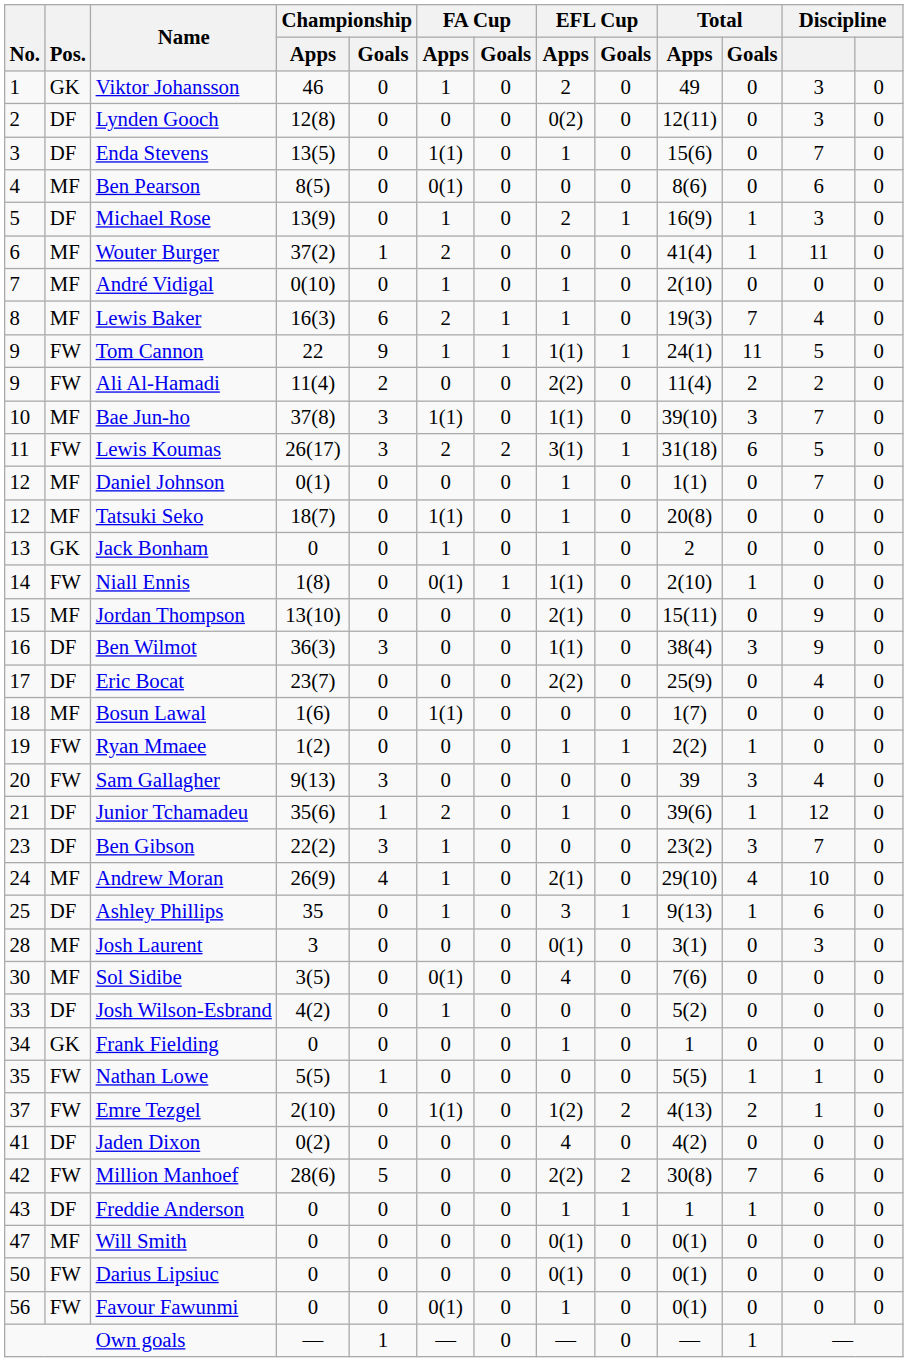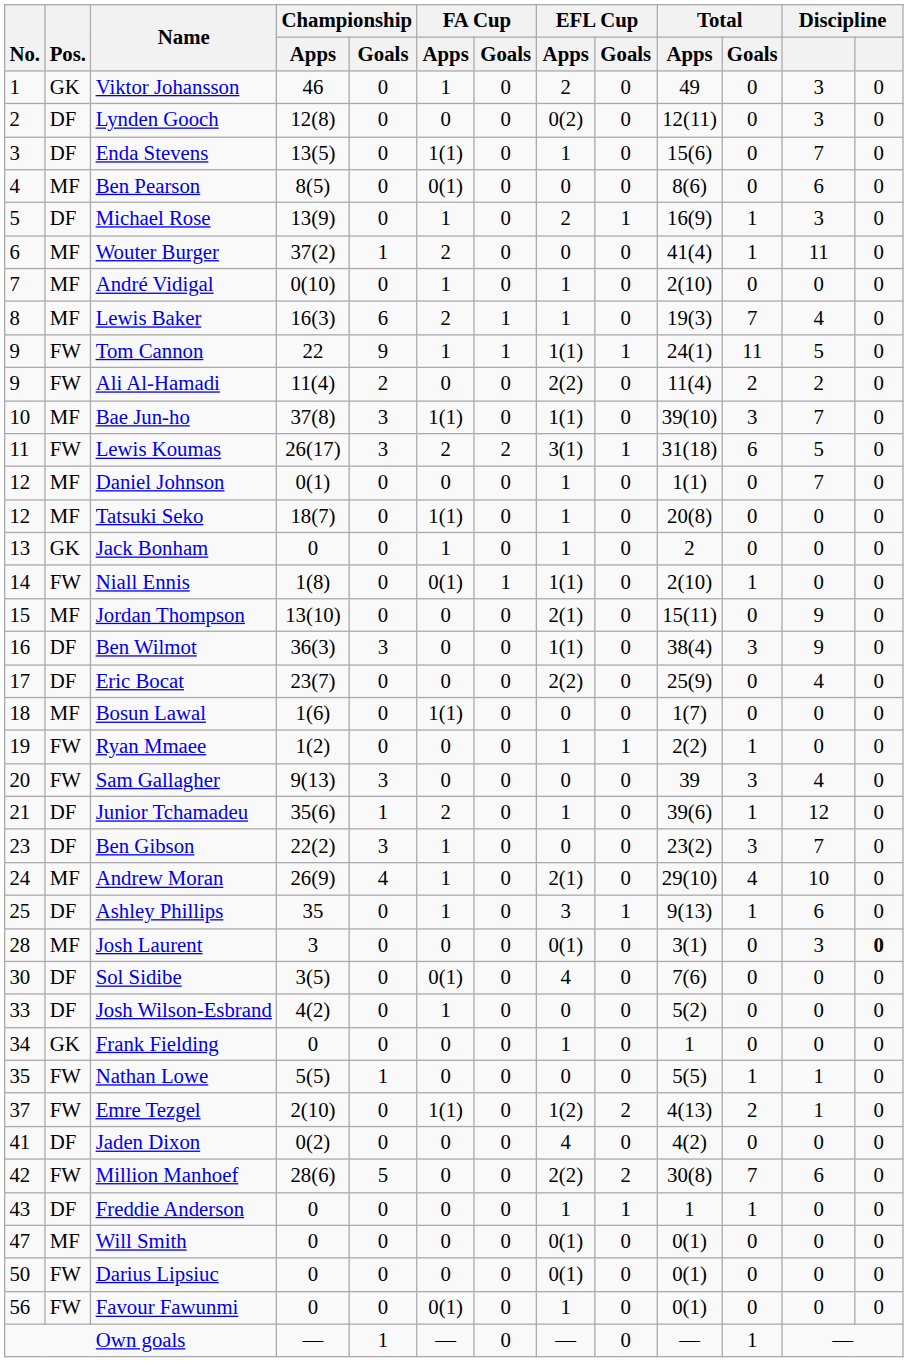(879, 944) normal -> (879, 944) bold
(65, 977) MF -> (63, 977) DF
